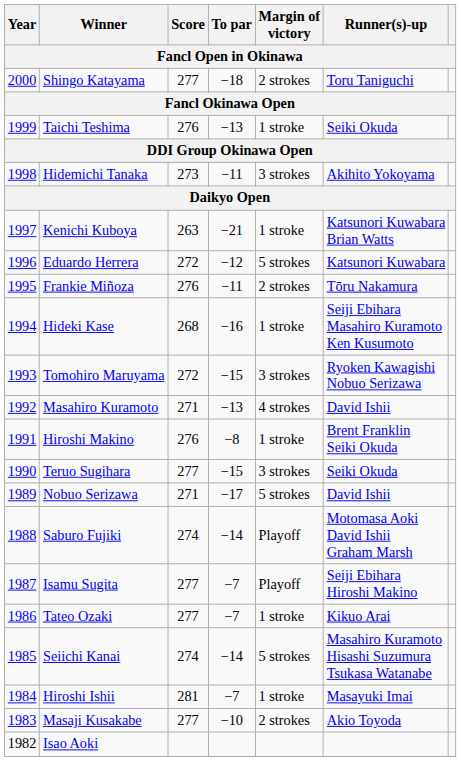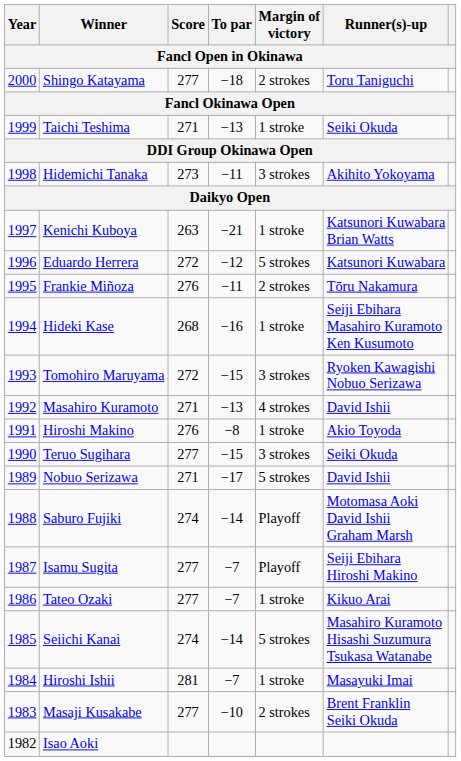(188, 127) 276 -> (188, 127) 271
(369, 439) Brent Franklin Seiki Okuda -> (364, 430) Akio Toyoda
(364, 720) Akio Toyoda -> (369, 712) Brent Franklin Seiki Okuda
